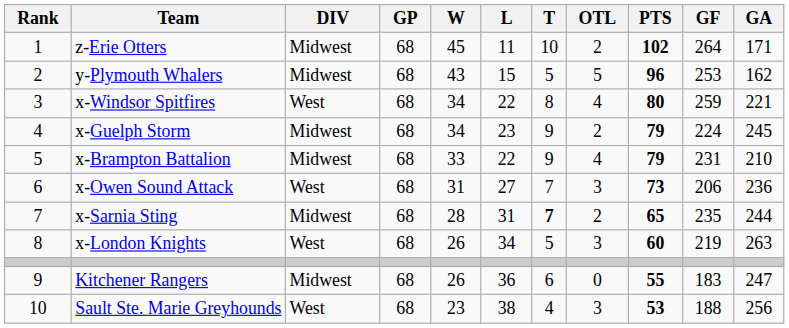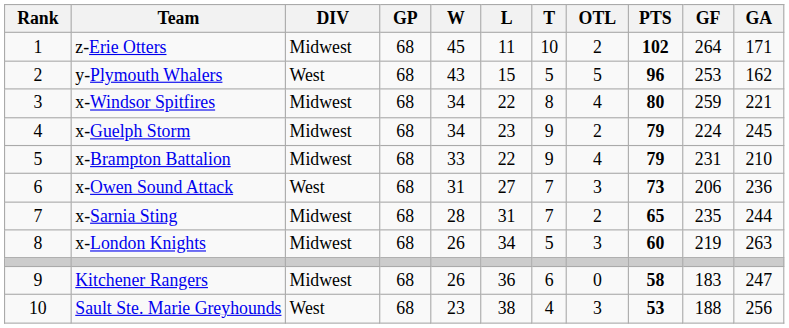(321, 74) Midwest -> (307, 74) West
(307, 103) West -> (321, 103) Midwest
(549, 215) bold -> (549, 215) normal
(307, 243) West -> (321, 243) Midwest
(655, 280) 55 -> (655, 280) 58
